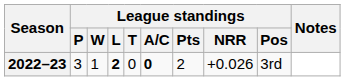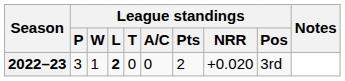(148, 64) bold -> (148, 64) normal
(230, 64) +0.026 -> (230, 64) +0.020
